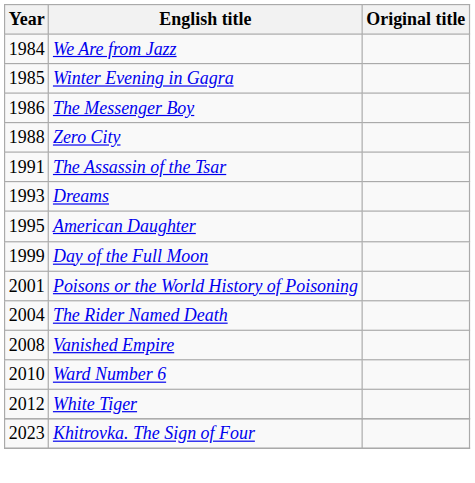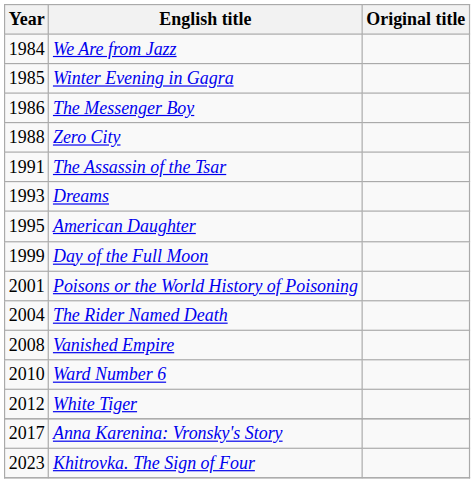+ row: (168, 433)
